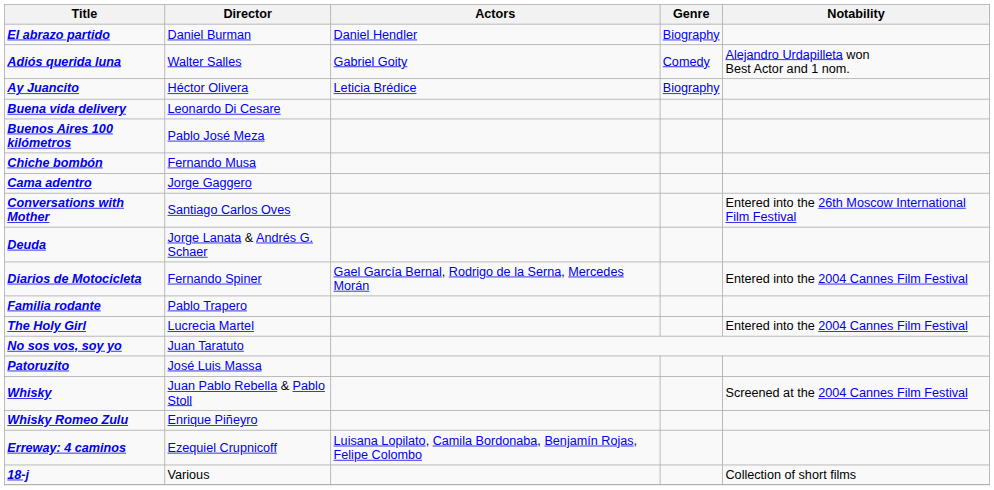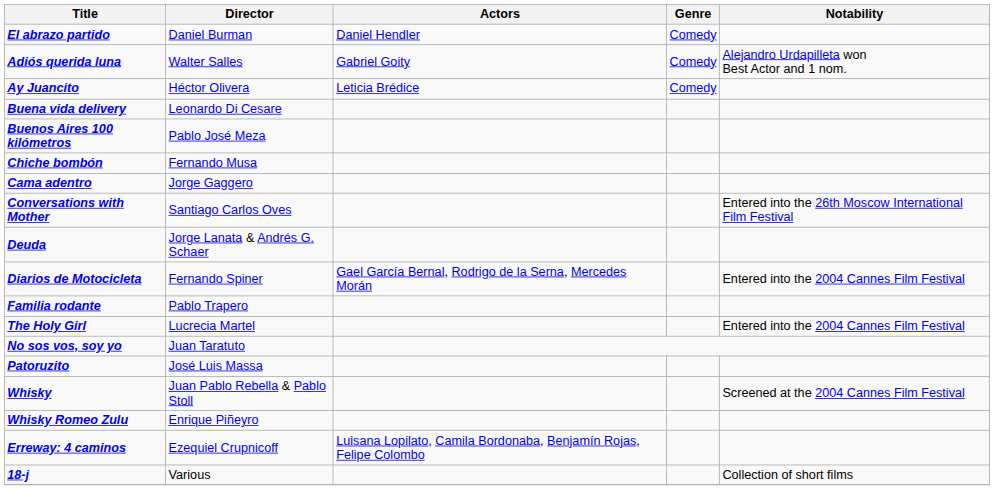(691, 34) Biography -> (693, 34) Comedy
(691, 88) Biography -> (693, 88) Comedy
